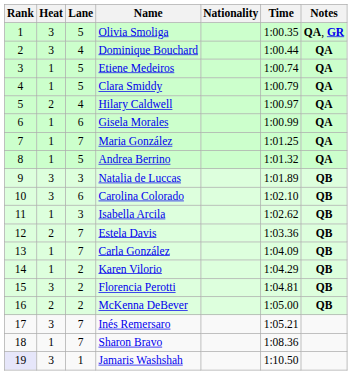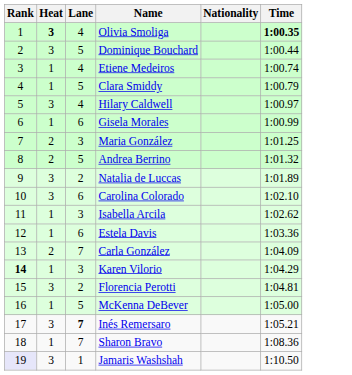- column: (324, 13)
(51, 31) normal -> (51, 31) bold
(81, 31) 5 -> (81, 31) 4
(281, 31) normal -> (281, 31) bold
(81, 50) 4 -> (81, 50) 5
(81, 68) 5 -> (81, 68) 4
(51, 104) 2 -> (51, 104) 3
(51, 141) 1 -> (51, 141) 2
(81, 141) 7 -> (81, 141) 3
(51, 159) 1 -> (51, 159) 2
(81, 178) 3 -> (81, 178) 2
(51, 232) 2 -> (51, 232) 1
(81, 232) 7 -> (81, 232) 6
(51, 251) 1 -> (51, 251) 2
(20, 269) normal -> (20, 269) bold
(81, 269) 2 -> (81, 269) 3
(51, 305) 2 -> (51, 305) 1
(81, 305) 2 -> (81, 305) 5
(81, 324) normal -> (81, 324) bold
